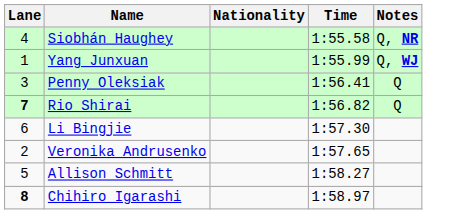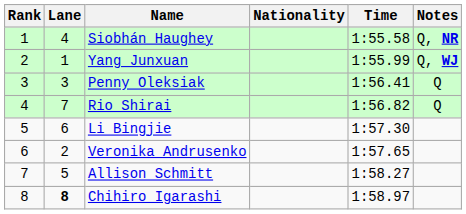+ column: (25, 16)
(25, 107) bold -> (65, 107) normal
